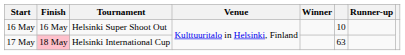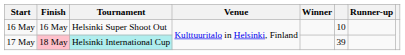(121, 42) no background -> (121, 42) paleturquoise background
(341, 42) 63 -> (341, 42) 39
